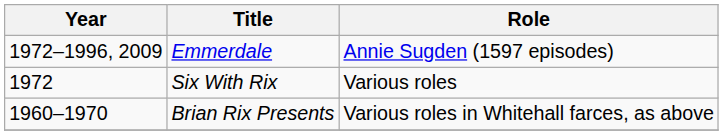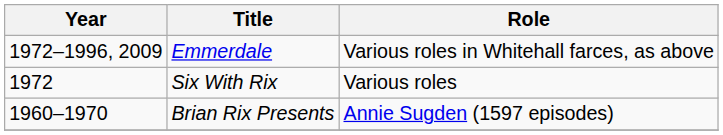(479, 51) Annie Sugden (1597 episodes) -> (529, 51) Various roles in Whitehall farces, as above
(529, 113) Various roles in Whitehall farces, as above -> (479, 113) Annie Sugden (1597 episodes)
